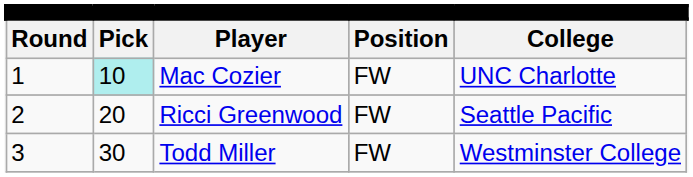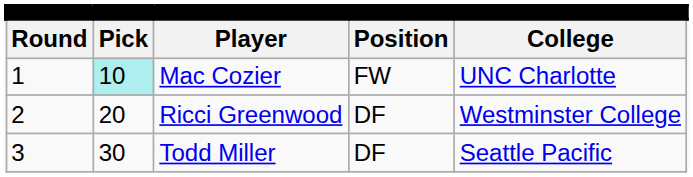(372, 115) FW -> (370, 115) DF
(536, 115) Seattle Pacific -> (570, 115) Westminster College
(372, 153) FW -> (370, 153) DF
(570, 153) Westminster College -> (536, 153) Seattle Pacific
